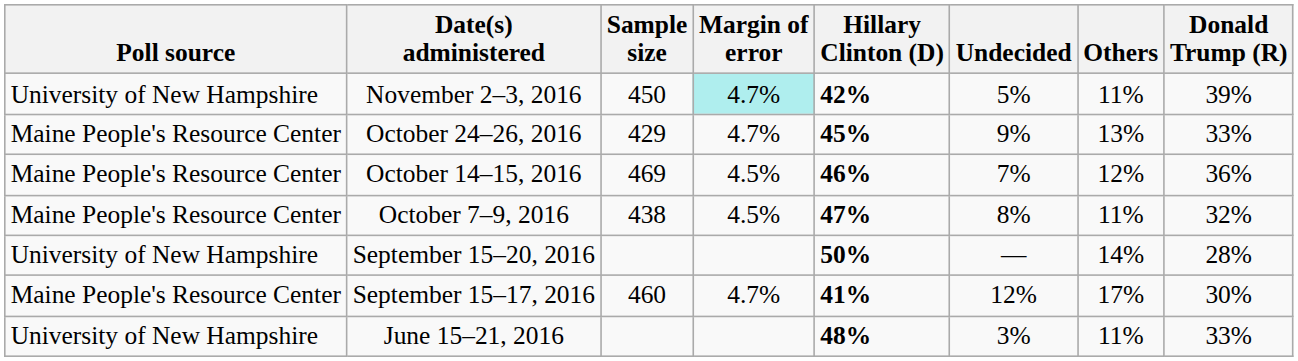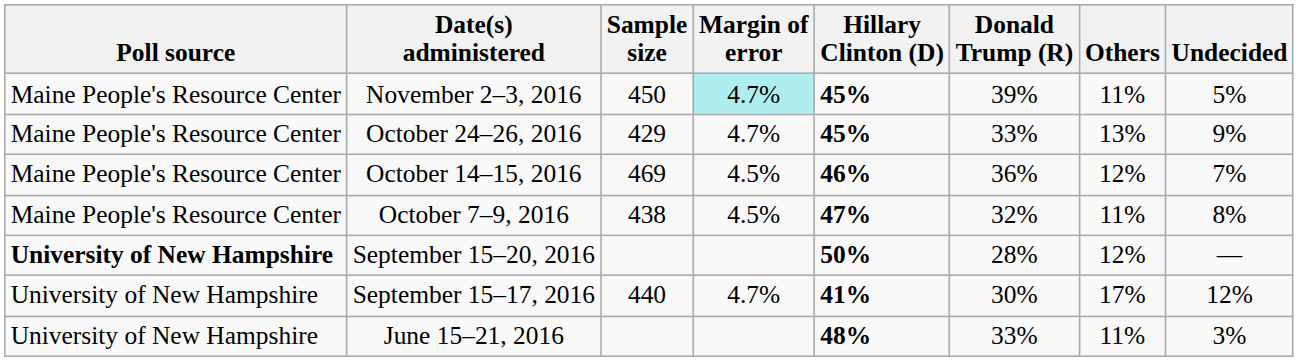columns swapped: (1229, 38) <-> (1014, 53)
(164, 93) University of New Hampshire -> (176, 93) Maine People's Resource Center
(846, 93) 42% -> (846, 93) 45%
(164, 255) normal -> (172, 255) bold
(1121, 255) 14% -> (1122, 255) 12%
(176, 295) Maine People's Resource Center -> (164, 295) University of New Hampshire
(647, 295) 460 -> (647, 295) 440
